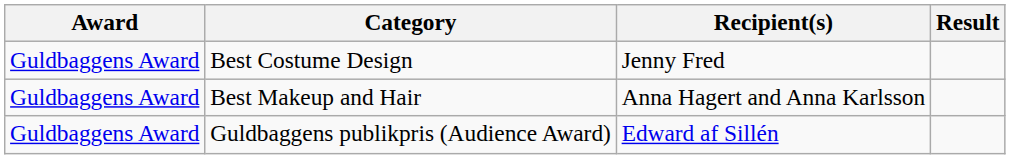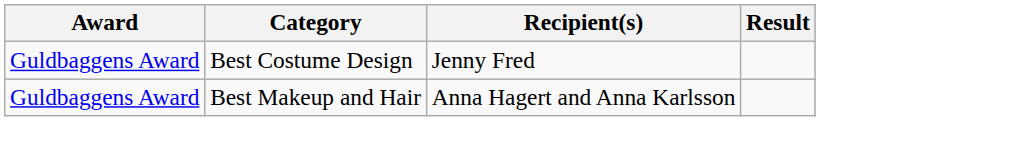- row: (410, 134)
